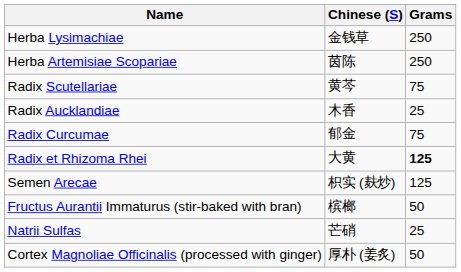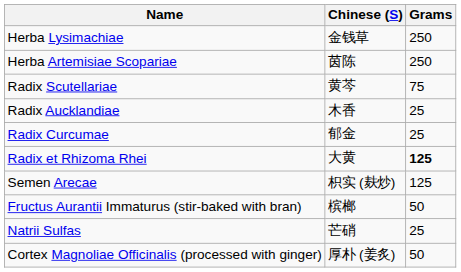(417, 134) 75 -> (417, 134) 25
